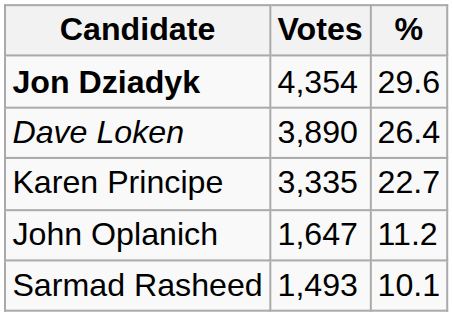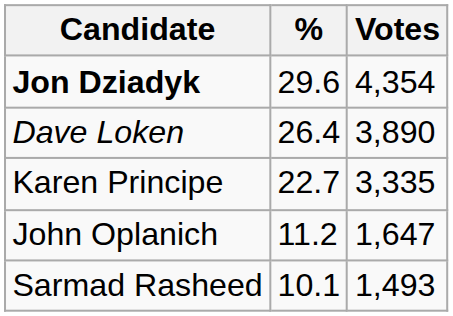columns swapped: (320, 30) <-> (409, 30)
